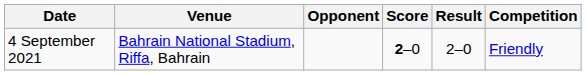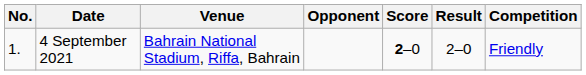+ column: (20, 16)
